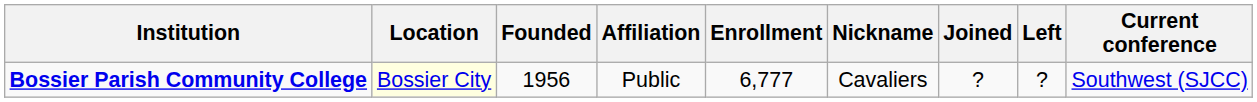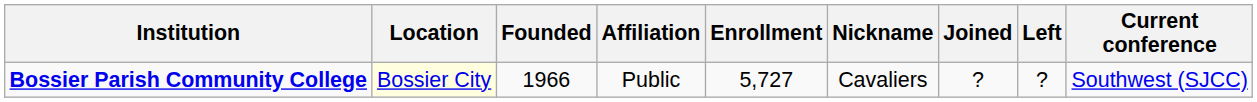(546, 79) 1956 -> (546, 79) 1966
(766, 79) 6,777 -> (766, 79) 5,727
